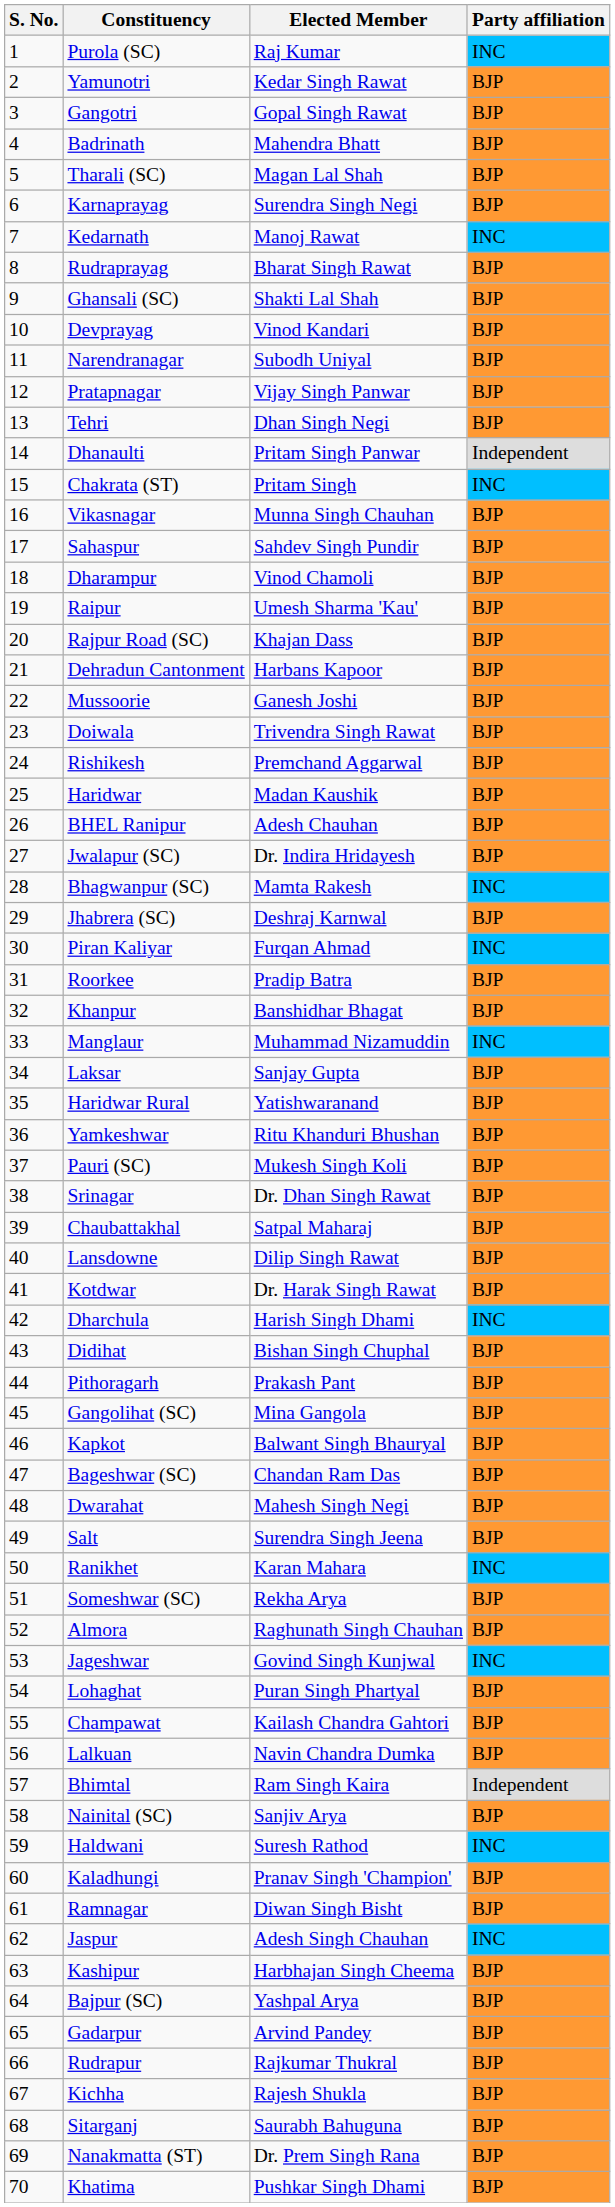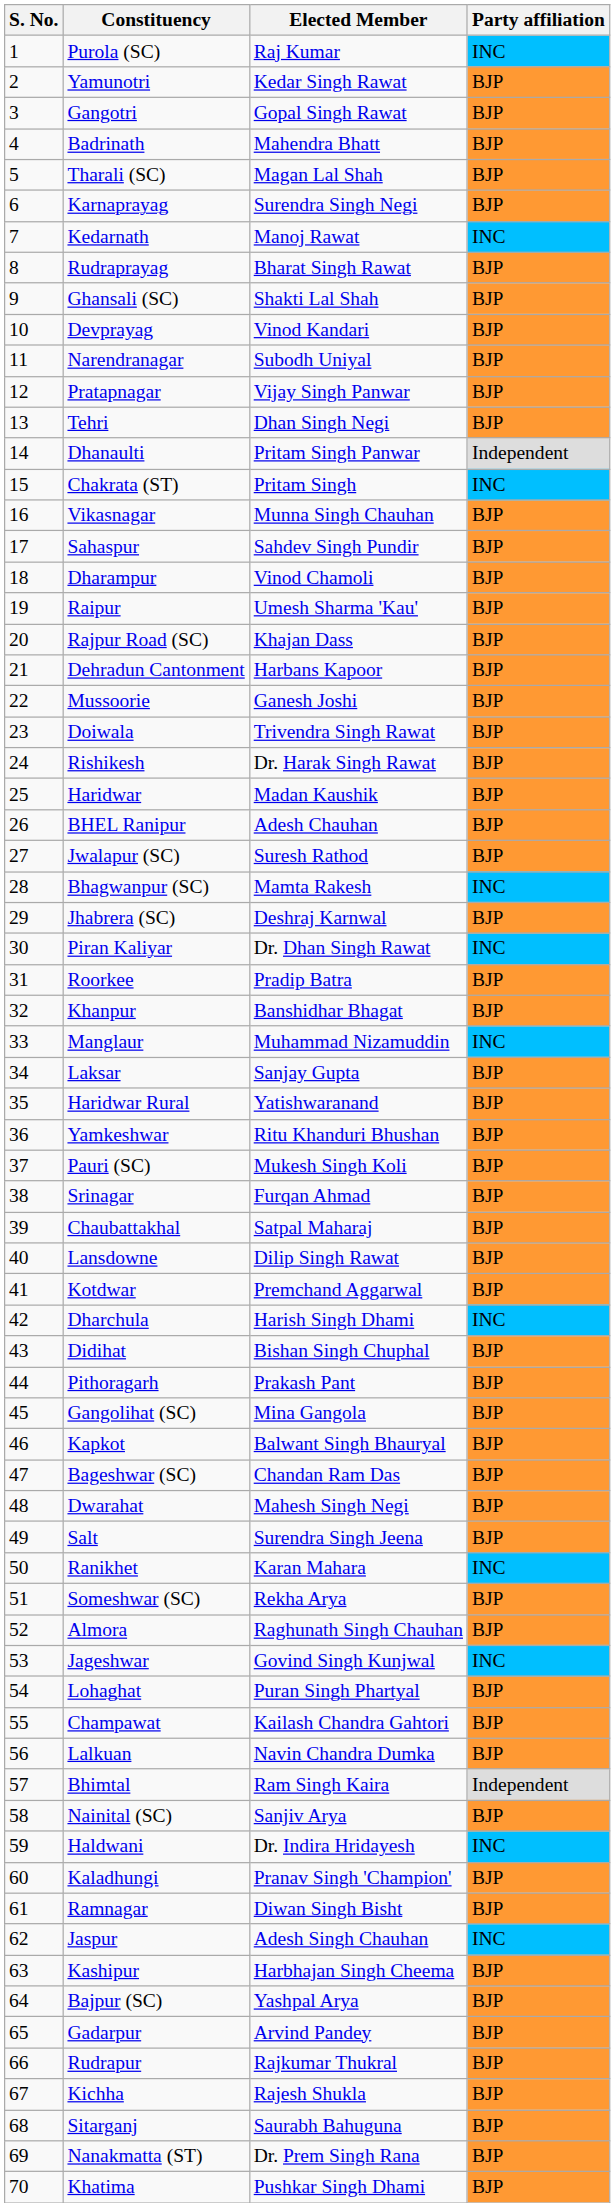(338, 762) Premchand Aggarwal -> (345, 762) Dr. Harak Singh Rawat
(334, 855) Dr. Indira Hridayesh -> (311, 855) Suresh Rathod
(312, 948) Furqan Ahmad -> (342, 948) Dr. Dhan Singh Rawat
(342, 1196) Dr. Dhan Singh Rawat -> (312, 1196) Furqan Ahmad
(345, 1289) Dr. Harak Singh Rawat -> (338, 1289) Premchand Aggarwal
(311, 1846) Suresh Rathod -> (334, 1846) Dr. Indira Hridayesh
